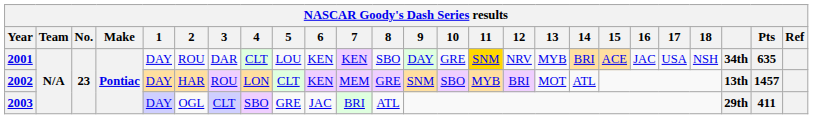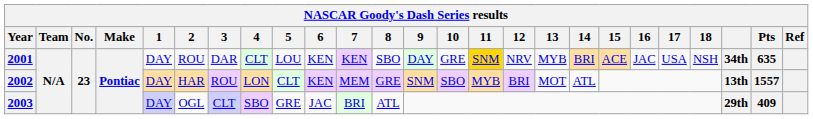(767, 80) 1457 -> (767, 80) 1557
(767, 102) 411 -> (767, 102) 409
